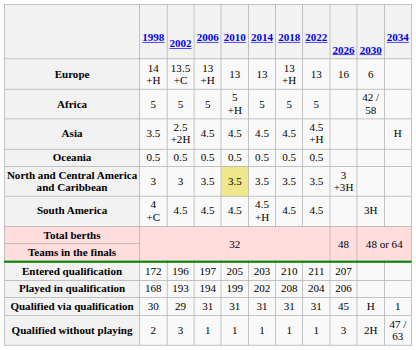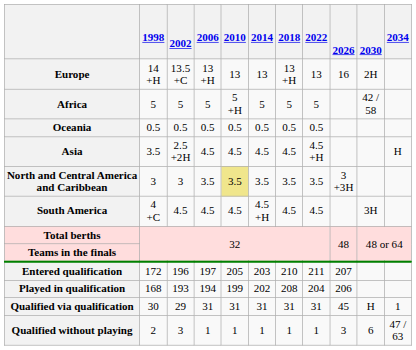(371, 74) 6 -> (371, 74) 2H
rows swapped: (72, 134) <-> (72, 157)
(371, 330) 2H -> (371, 330) 6
